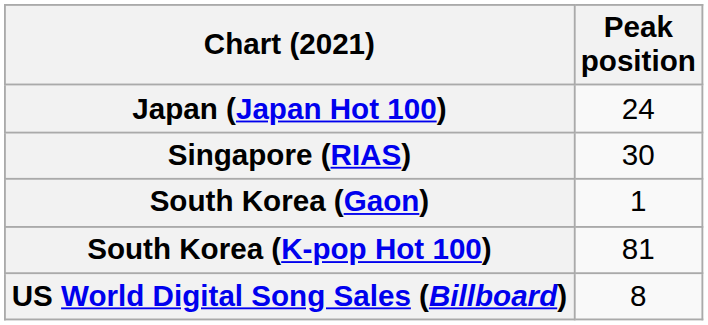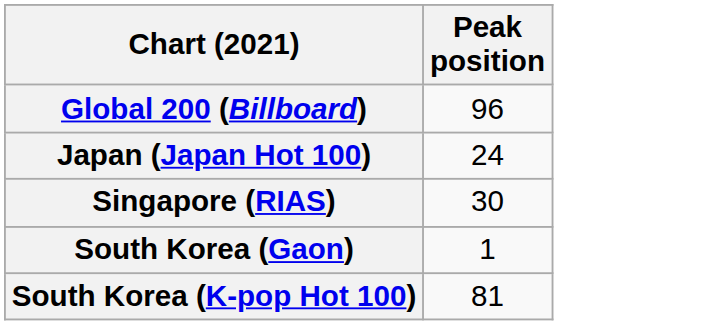+ row: (214, 108)
- row: (289, 295)
